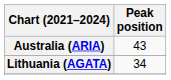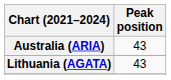(140, 64) 34 -> (140, 64) 43
